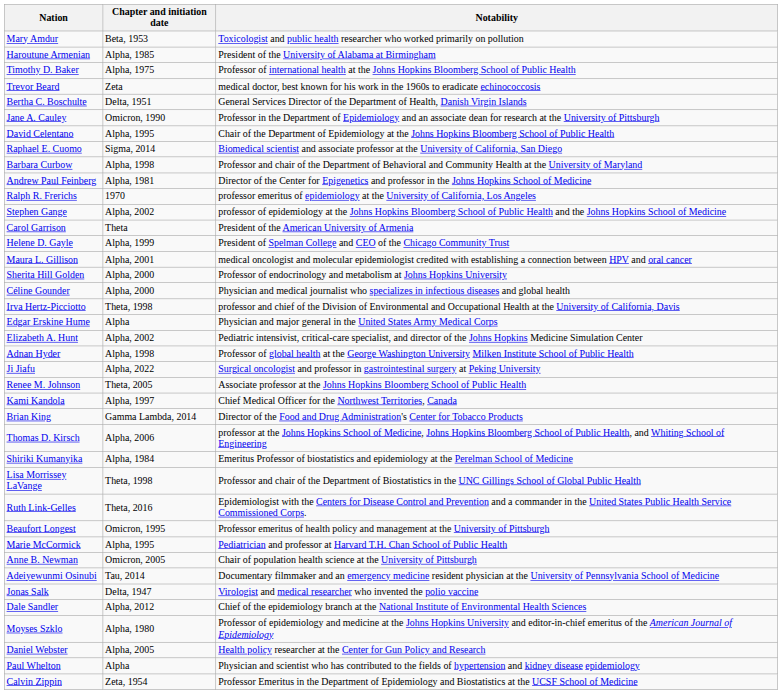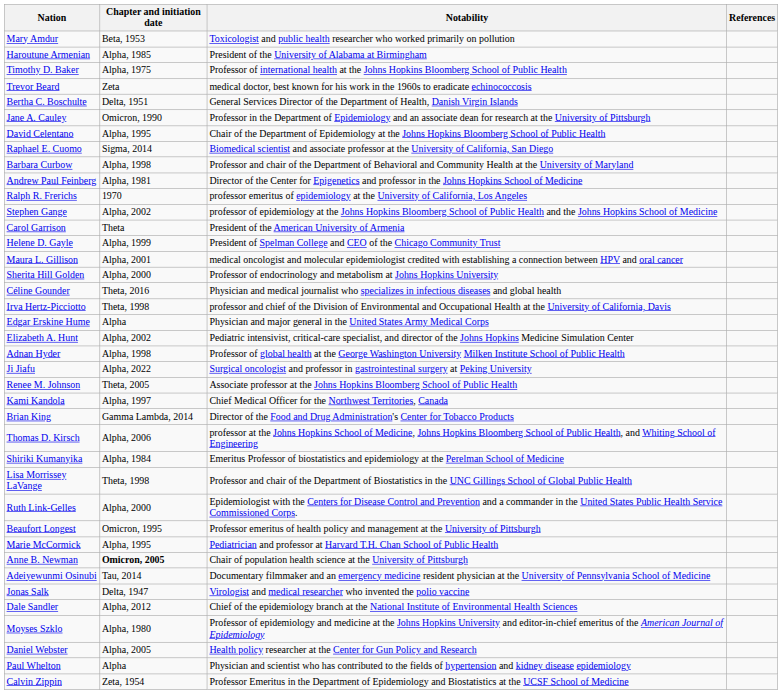+ column: (752, 17)
(130, 290) Alpha, 2000 -> (126, 290) Theta, 2016
(129, 507) Theta, 2016 -> (126, 507) Alpha, 2000
(135, 560) normal -> (133, 560) bold
